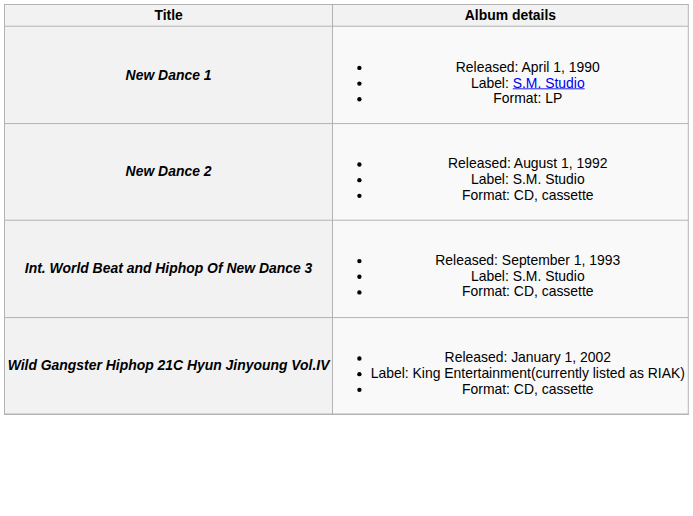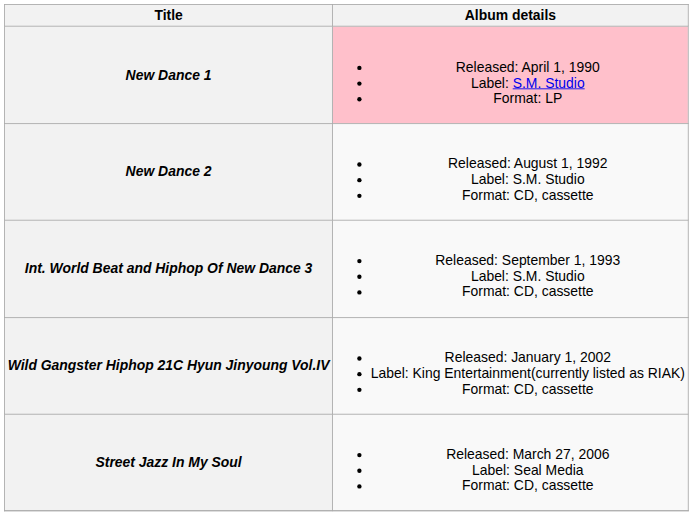(510, 83) no background -> (510, 83) pink background
+ row: (169, 462)
